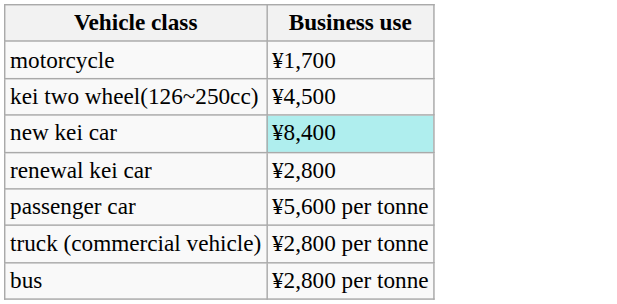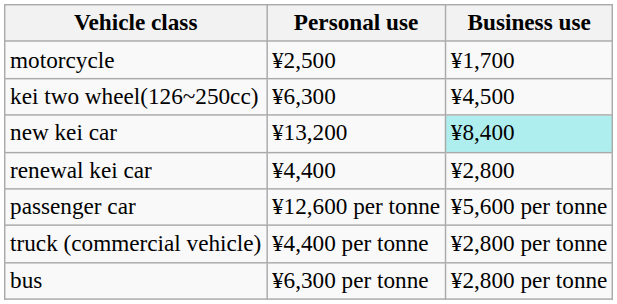+ column: (356, 22)
